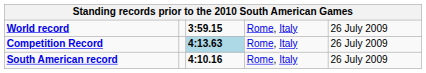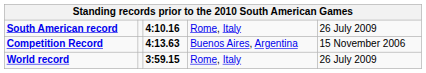rows swapped: (38, 28) <-> (62, 60)
(205, 44) lightblue background -> (162, 44) no background
(272, 44) Rome, Italy -> (244, 44) Buenos Aires, Argentina
(359, 44) 26 July 2009 -> (362, 44) 15 November 2006
